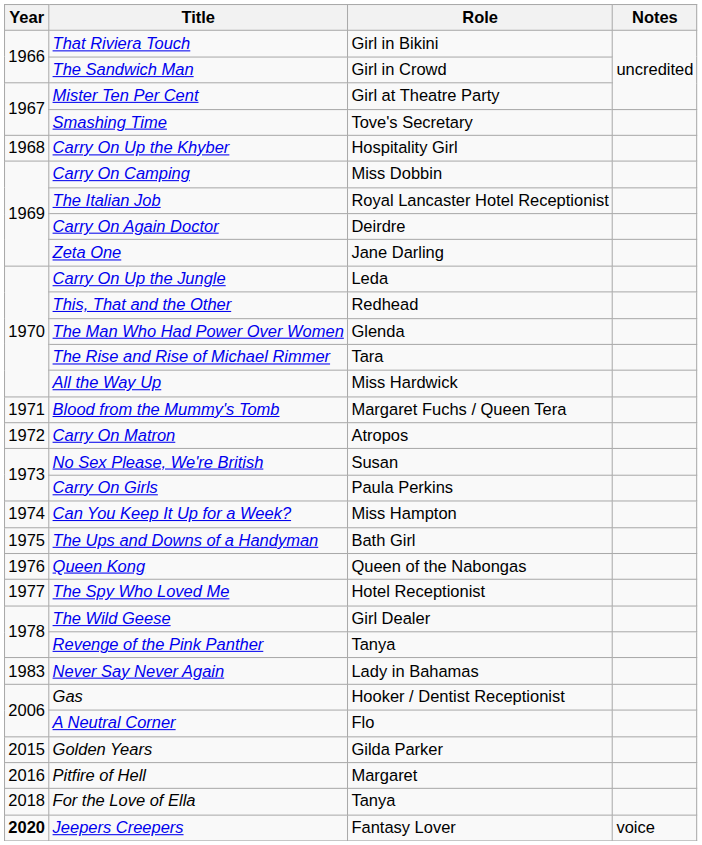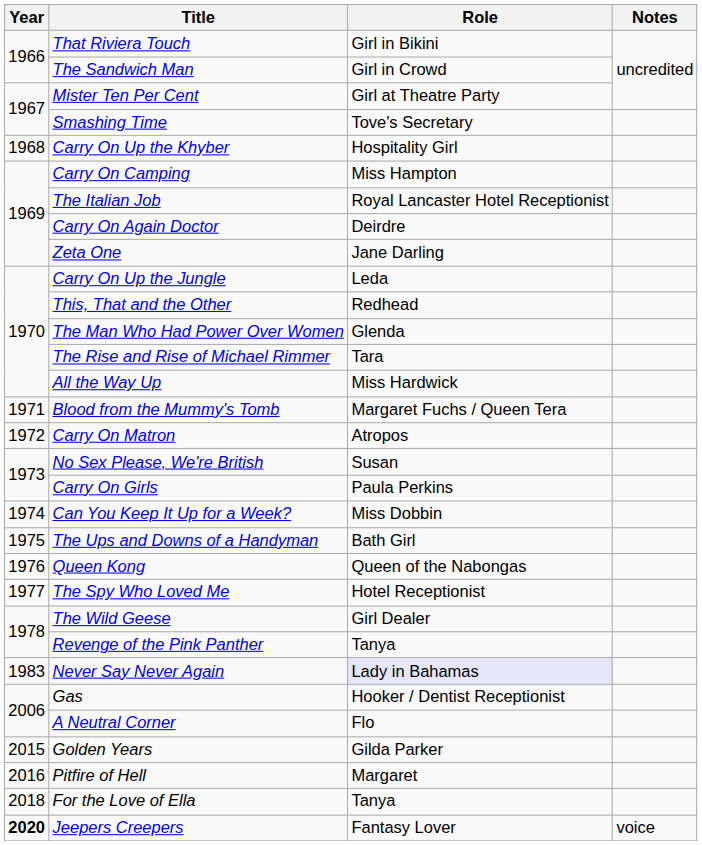(397, 174) Miss Dobbin -> (404, 174) Miss Hampton
(404, 514) Miss Hampton -> (397, 514) Miss Dobbin
(415, 670) no background -> (415, 670) lavender background
